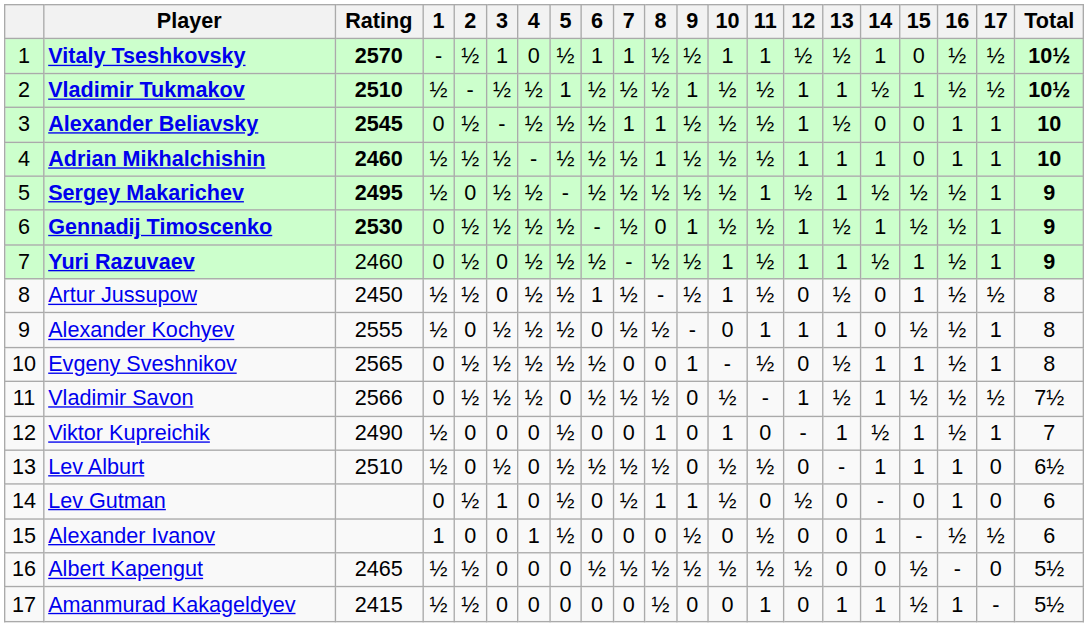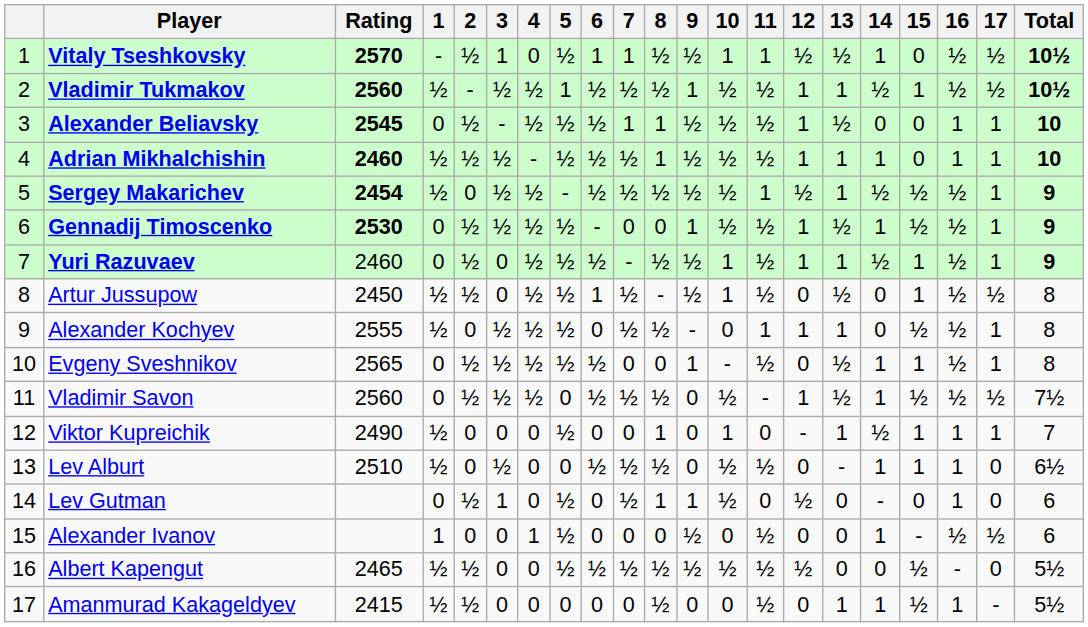(379, 90) 2510 -> (379, 90) 2560
(379, 192) 2495 -> (379, 192) 2454
(629, 227) ½ -> (629, 227) 0
(379, 398) 2566 -> (379, 398) 2560
(957, 432) ½ -> (957, 432) 1
(565, 466) ½ -> (565, 466) 0
(565, 569) 0 -> (565, 569) ½
(765, 603) 1 -> (765, 603) ½
